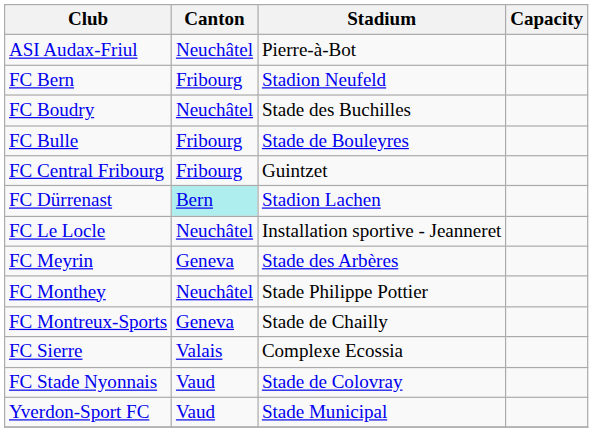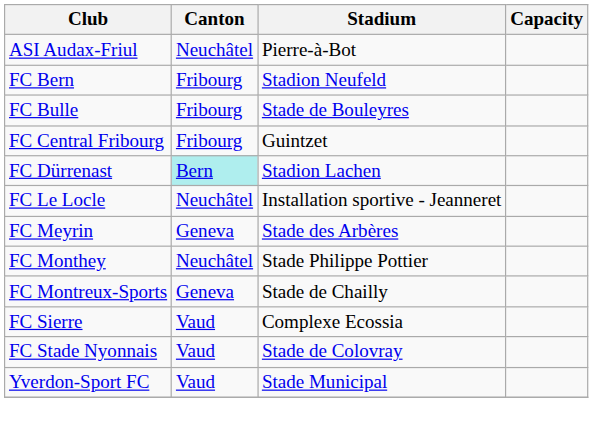- row: (52, 110)
(199, 351) Valais -> (195, 321) Vaud
